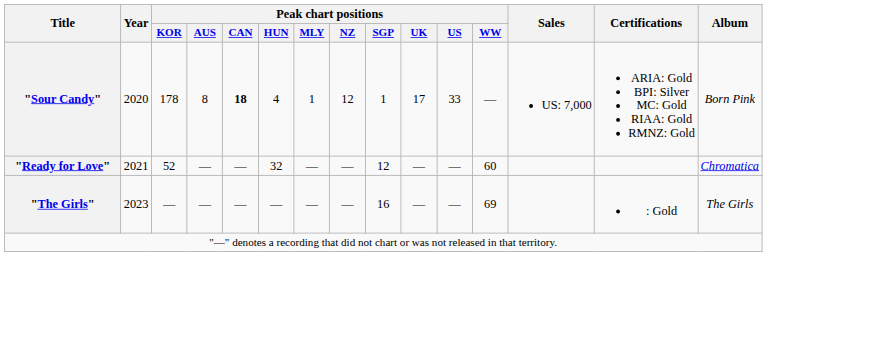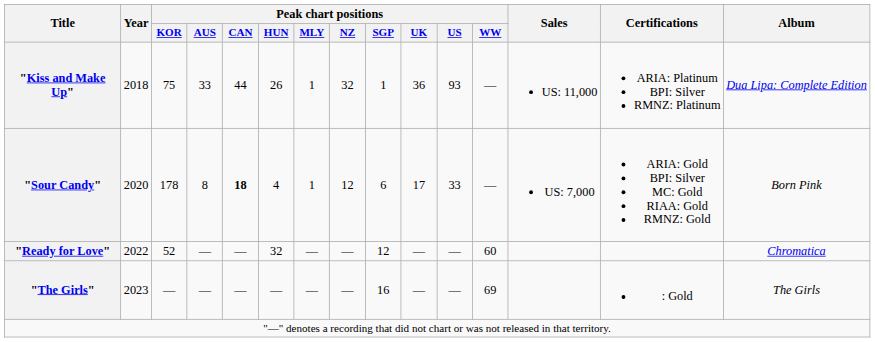+ row: (63, 85)
(383, 99) 1 -> (383, 184) 6
(136, 165) 2021 -> (136, 251) 2022
